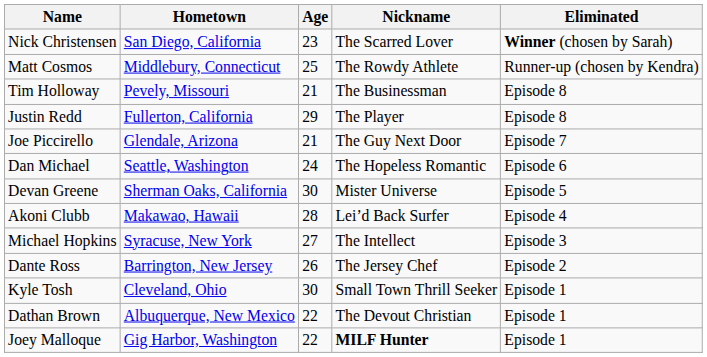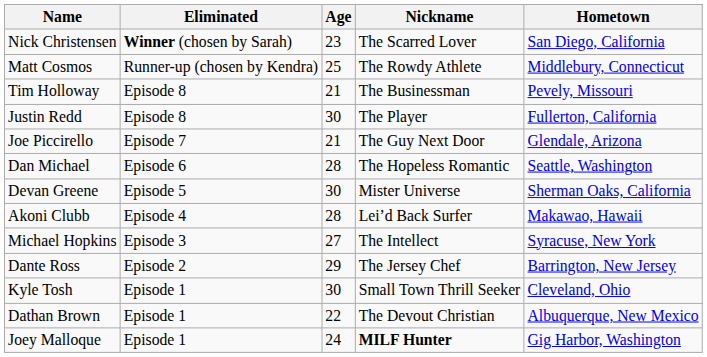columns swapped: (209, 16) <-> (602, 16)
(310, 116) 29 -> (333, 116) 30
(310, 166) 24 -> (333, 166) 28
(310, 265) 26 -> (333, 265) 29
(310, 340) 22 -> (333, 340) 24
